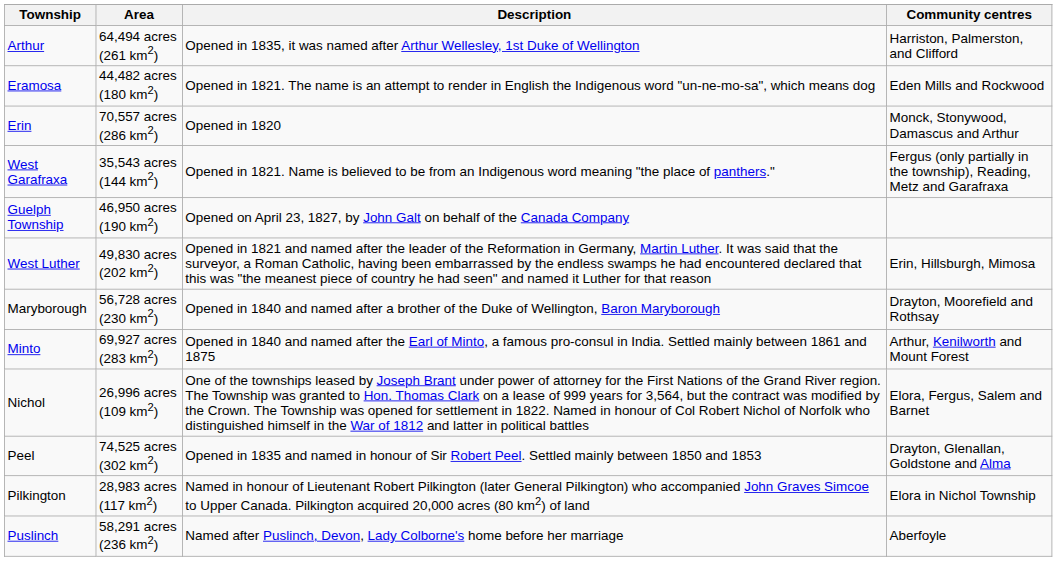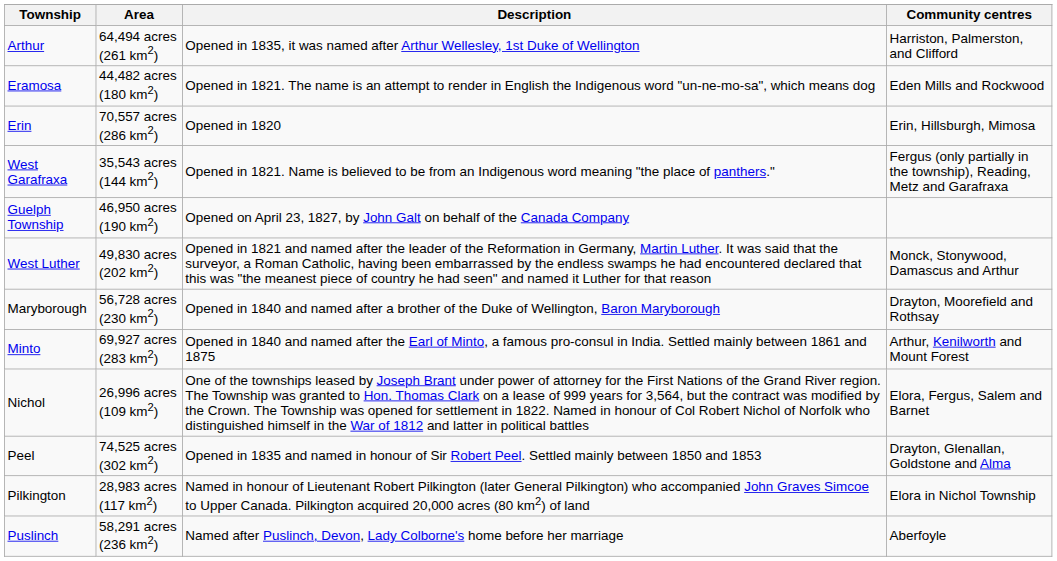(954, 125) Monck, Stonywood, Damascus and Arthur -> (962, 125) Erin, Hillsburgh, Mimosa
(962, 263) Erin, Hillsburgh, Mimosa -> (954, 263) Monck, Stonywood, Damascus and Arthur
